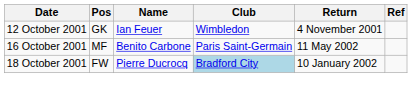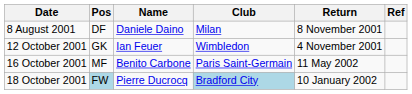+ row: (41, 30)
(100, 64) no background -> (100, 81) lightblue background
